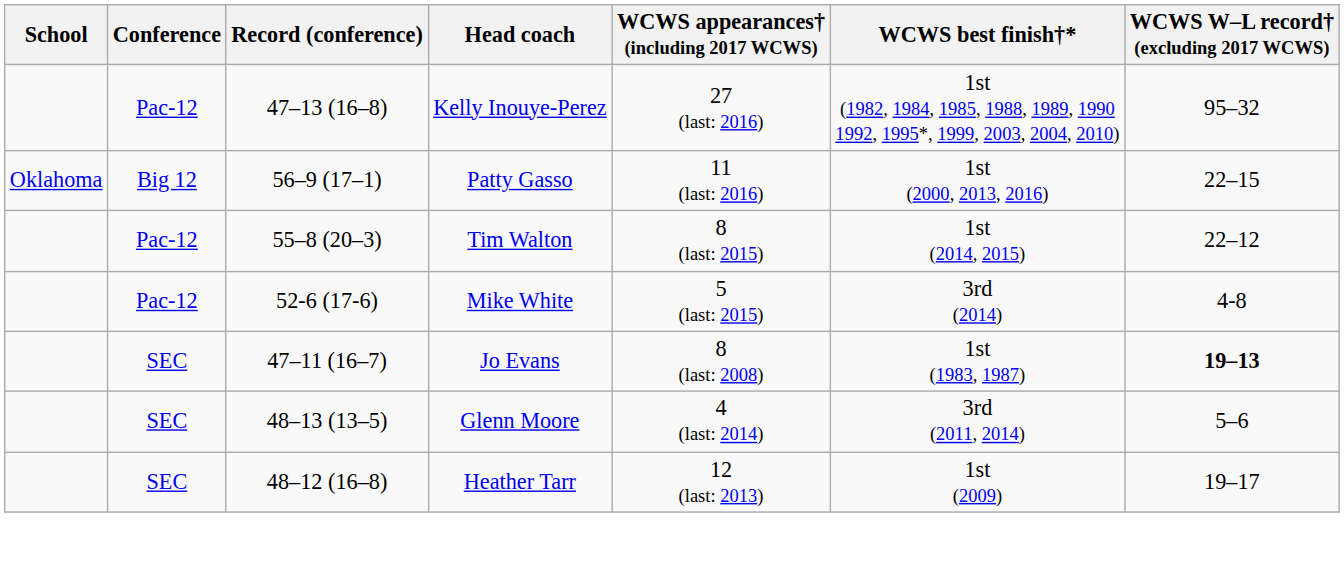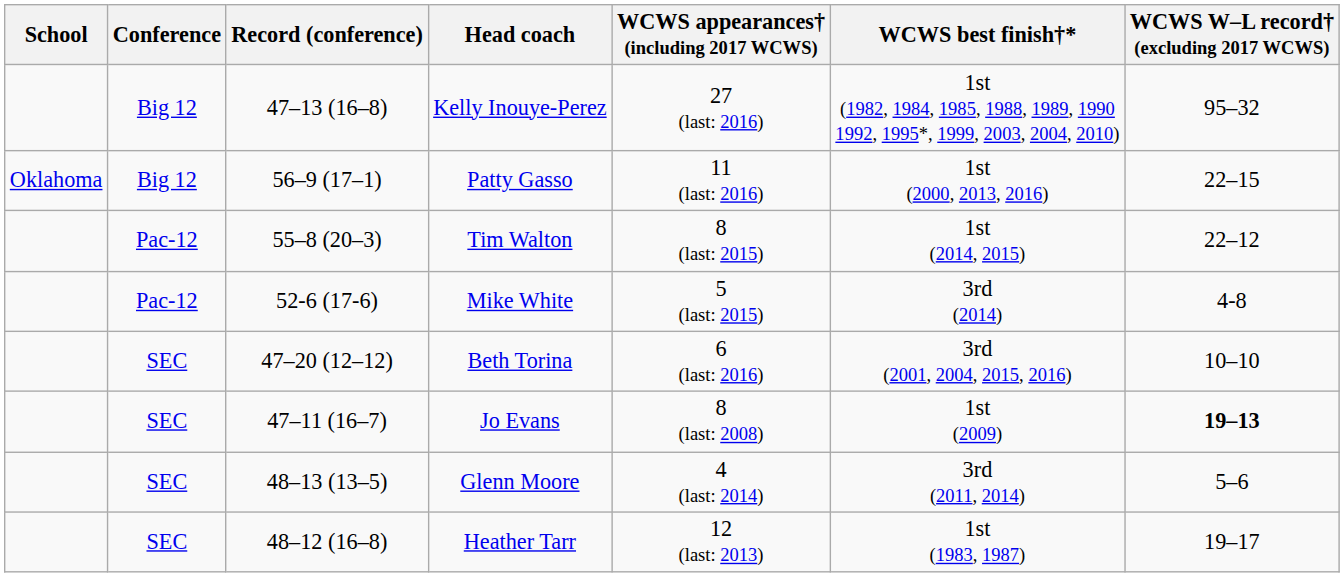(167, 107) Pac-12 -> (167, 107) Big 12
+ row: (520, 361)
(977, 361) 1st (1983, 1987) -> (977, 421) 1st (2009)
(977, 481) 1st (2009) -> (977, 541) 1st (1983, 1987)
